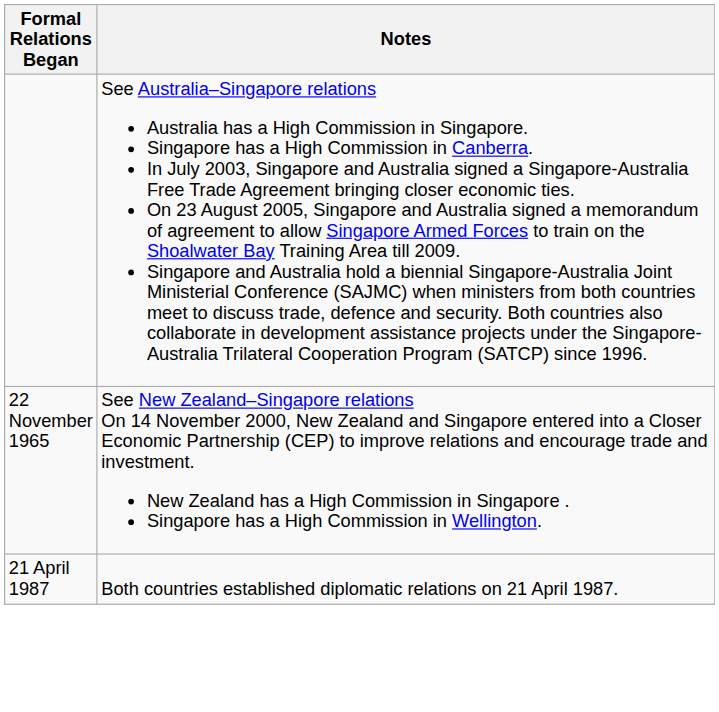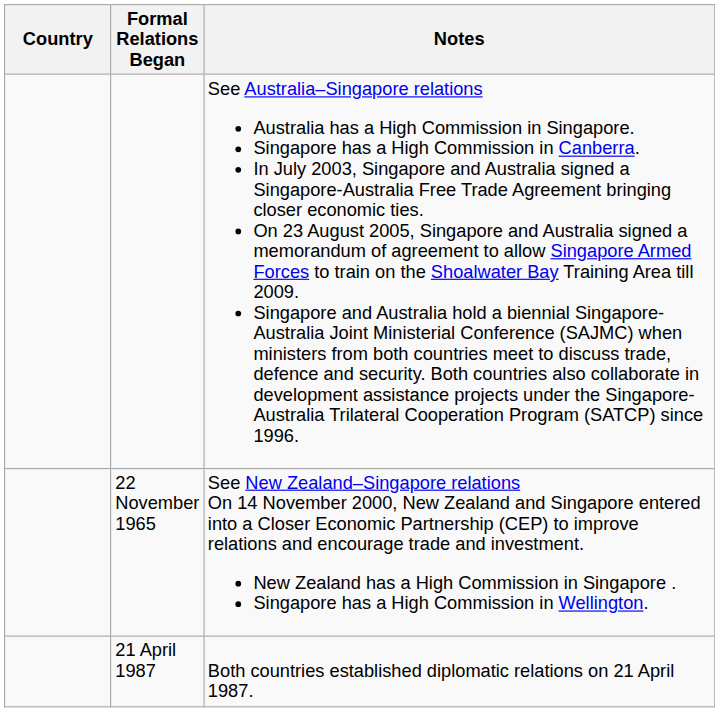+ column: (58, 39)
